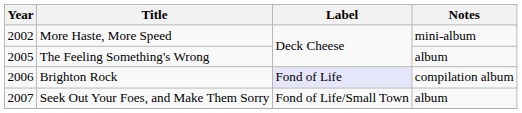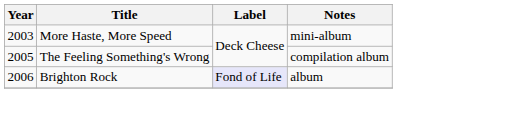(21, 35) 2002 -> (21, 35) 2003
(431, 56) album -> (340, 56) compilation album
(464, 77) compilation album -> (307, 77) album
- row: (155, 98)
